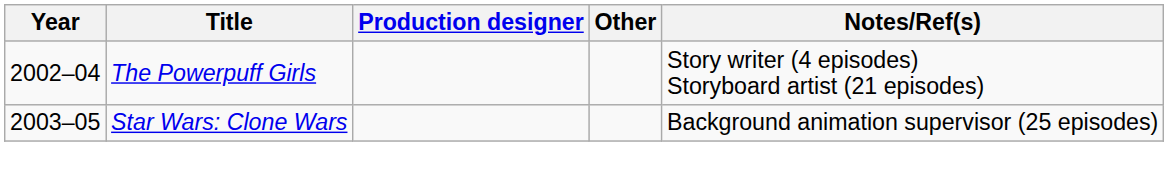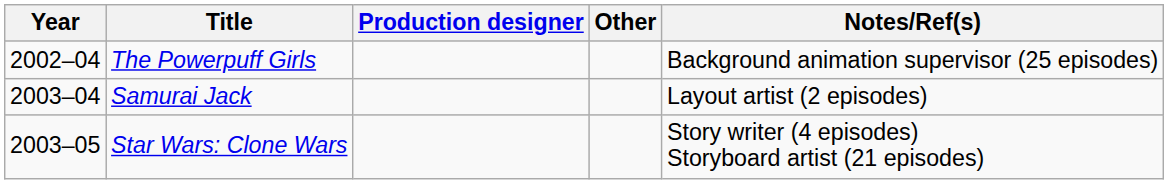(826, 72) Story writer (4 episodes) Storyboard artist (21 episodes) -> (913, 59) Background animation supervisor (25 episodes)
+ row: (181, 96)
(913, 122) Background animation supervisor (25 episodes) -> (826, 146) Story writer (4 episodes) Storyboard artist (21 episodes)
